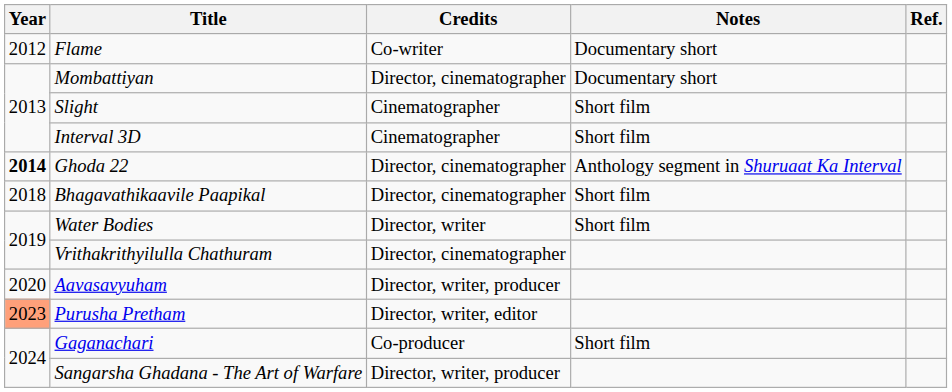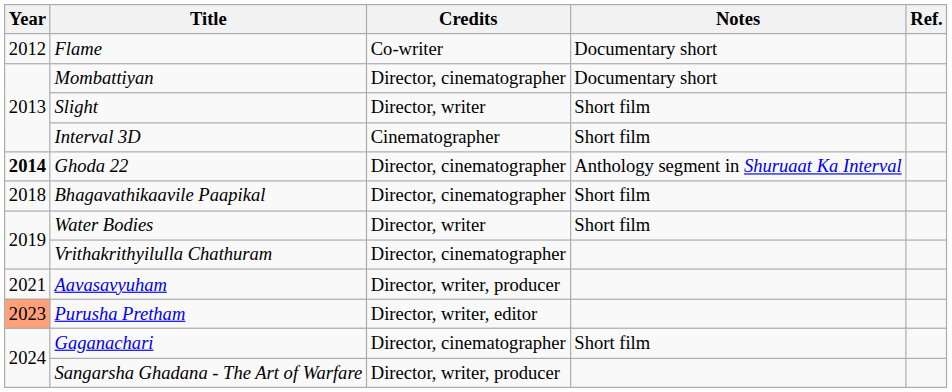(435, 107) Cinematographer -> (428, 107) Director, writer
(27, 284) 2020 -> (27, 284) 2021
(418, 343) Co-producer -> (468, 343) Director, cinematographer
